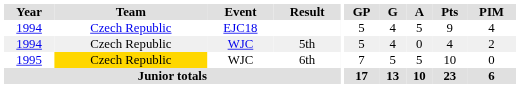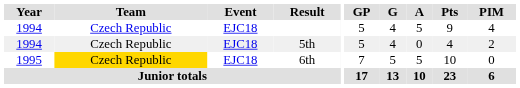(240, 44) WJC -> (240, 44) EJC18
(240, 60) WJC -> (240, 60) EJC18
